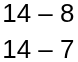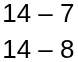rows swapped: (38, 13) <-> (38, 49)
